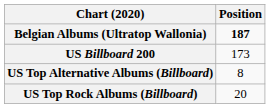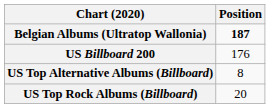(240, 53) 173 -> (240, 53) 176
